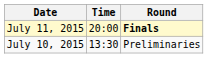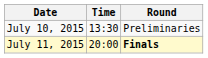rows swapped: (45, 45) <-> (45, 29)
